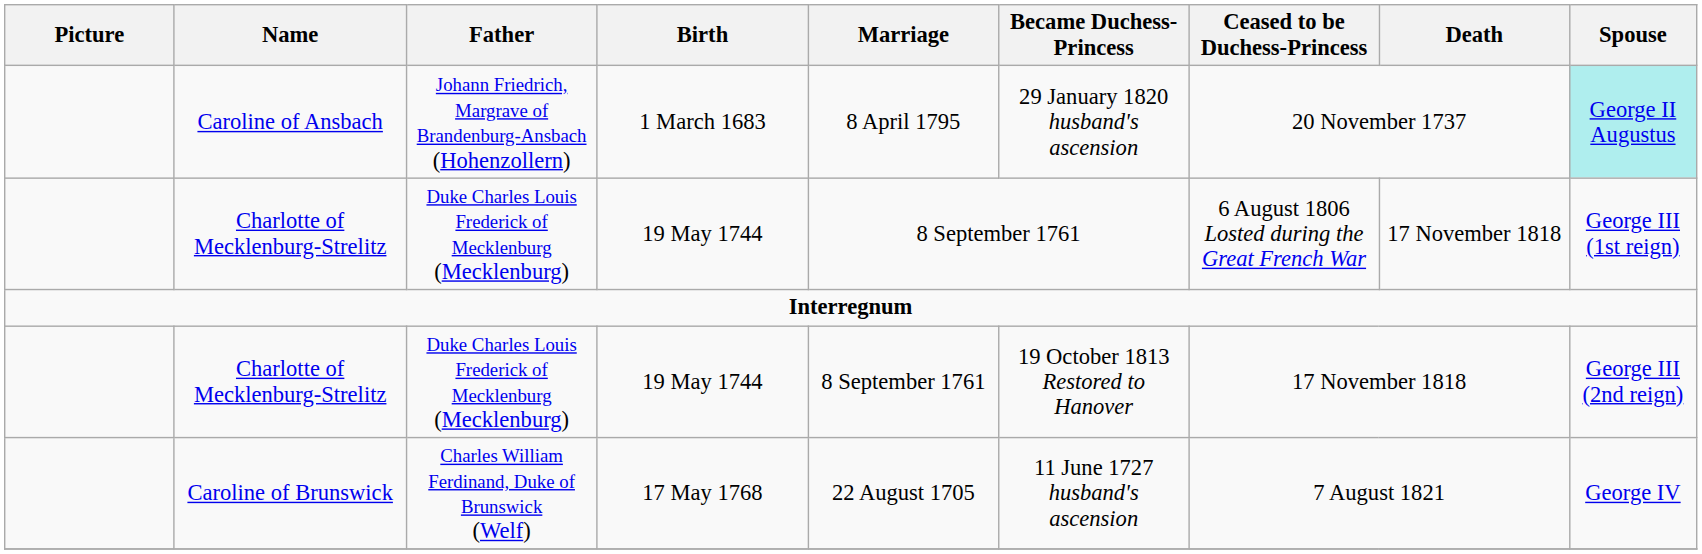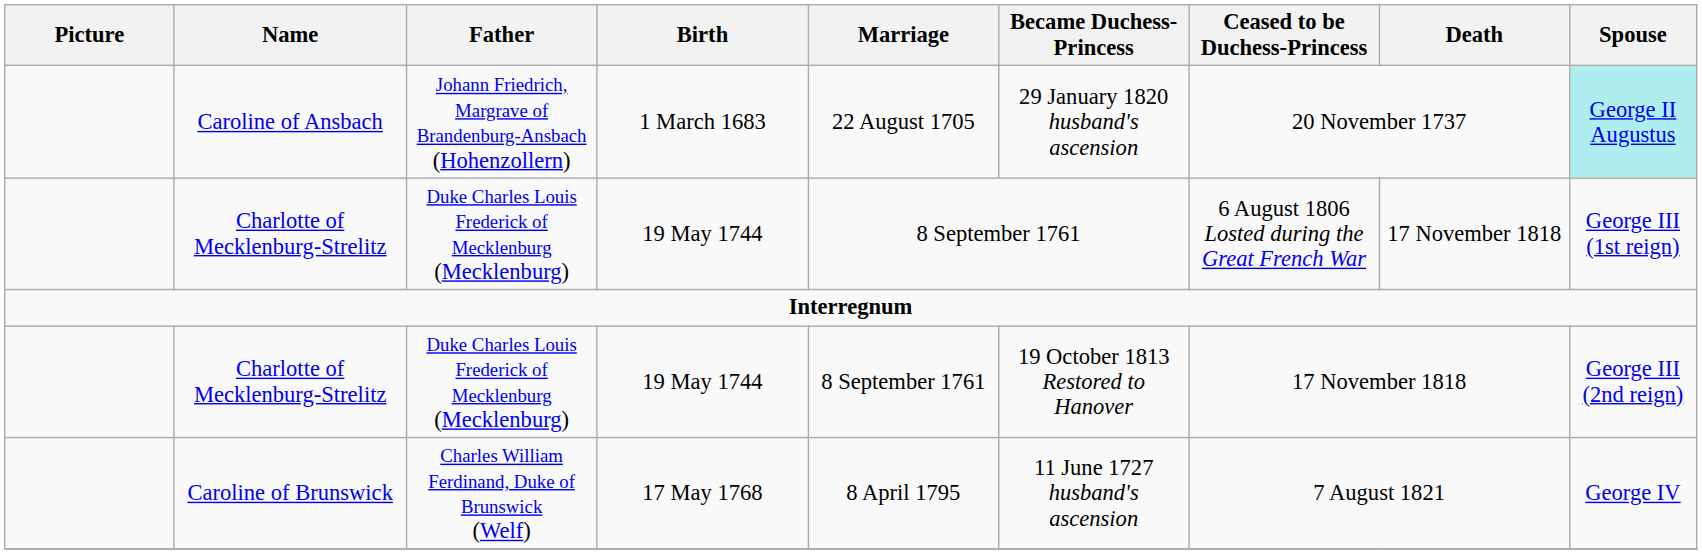(903, 121) 8 April 1795 -> (903, 121) 22 August 1705
(903, 493) 22 August 1705 -> (903, 493) 8 April 1795
